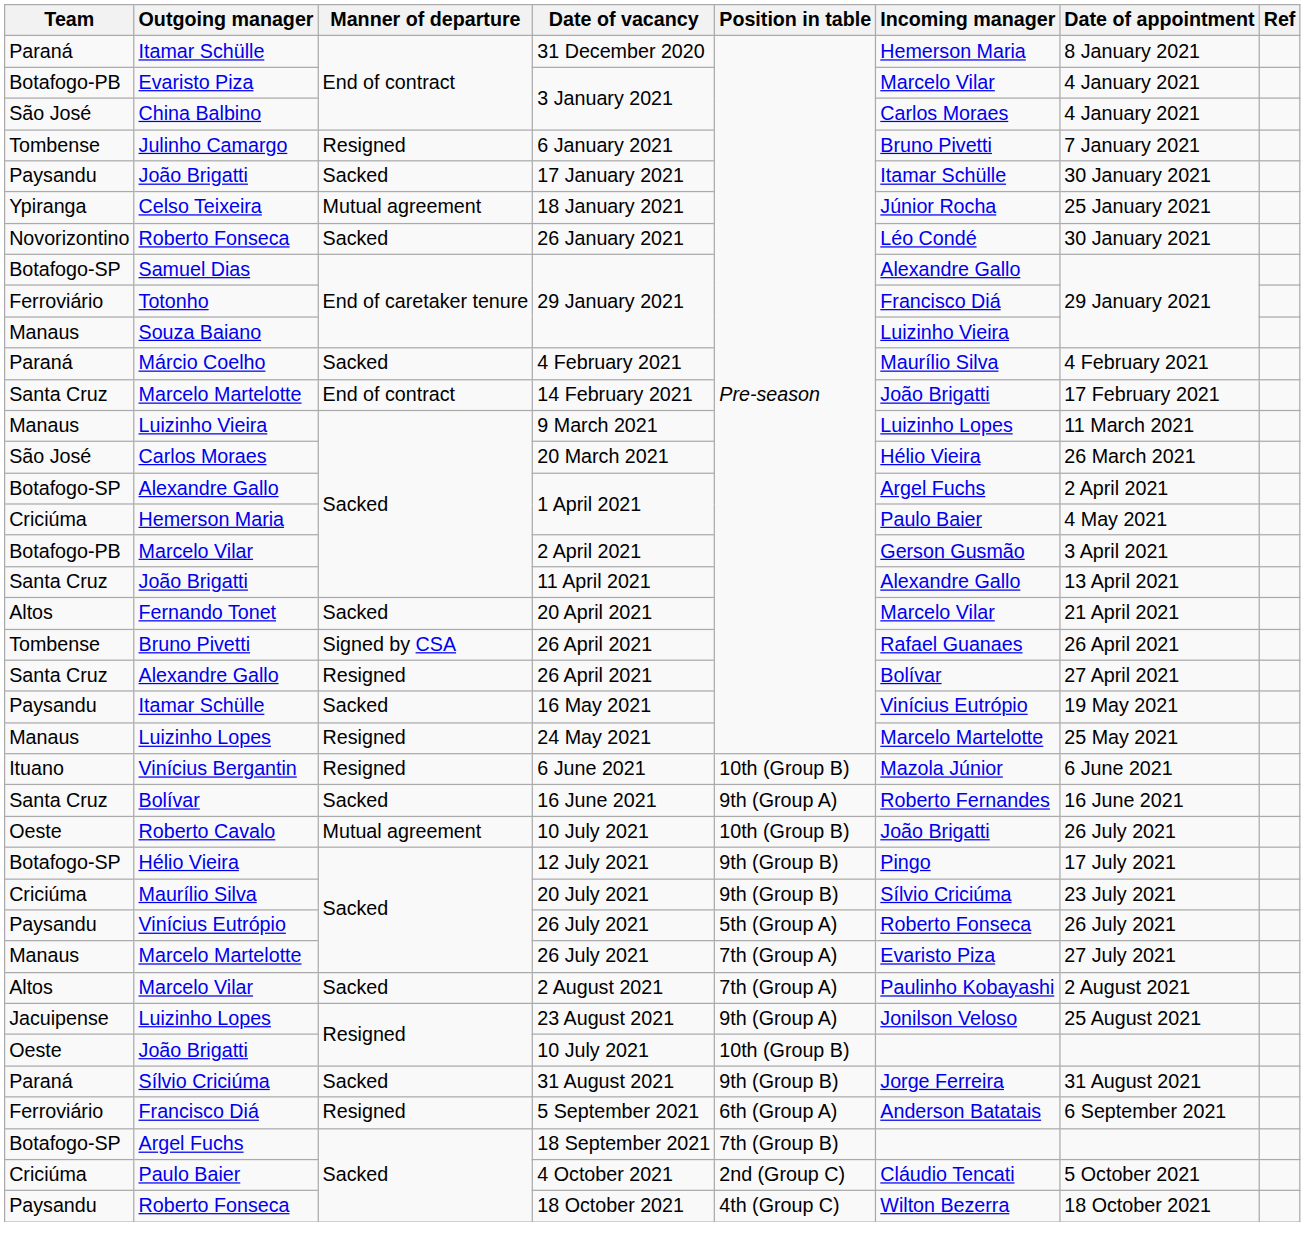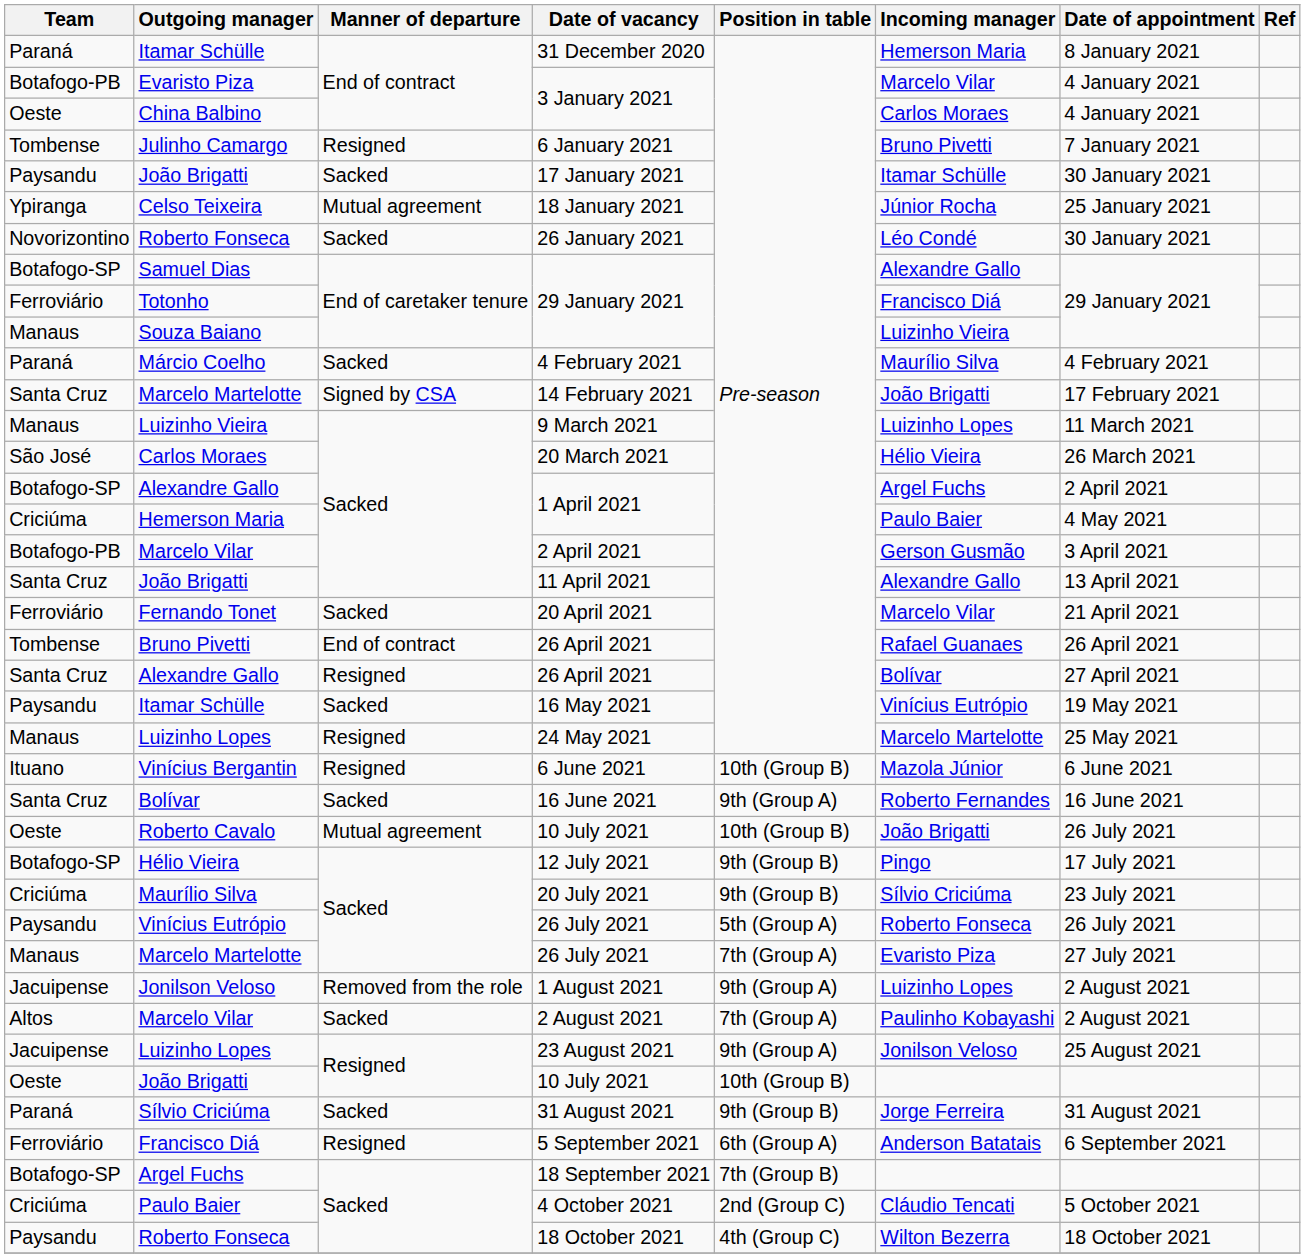(50, 113) São José -> (35, 113) Oeste
(389, 394) End of contract -> (389, 394) Signed by CSA
(31, 613) Altos -> (56, 613) Ferroviário
(389, 644) Signed by CSA -> (389, 644) End of contract
+ row: (207, 987)
